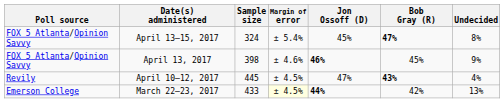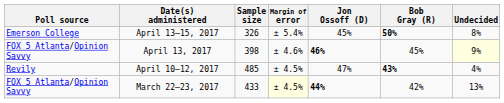(57, 38) FOX 5 Atlanta/Opinion Savvy -> (43, 33) Emerson College
(252, 38) 324 -> (252, 33) 326
(390, 38) 47% -> (390, 33) 50%
(476, 60) no background -> (476, 51) lightyellow background
(252, 78) 445 -> (252, 69) 485
(43, 91) Emerson College -> (57, 87) FOX 5 Atlanta/Opinion Savvy
